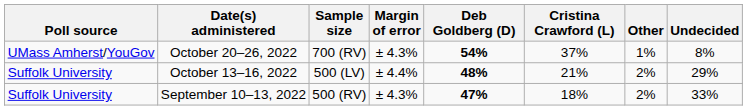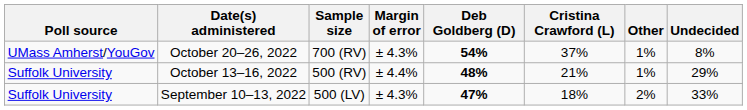(339, 73) 500 (LV) -> (339, 73) 500 (RV)
(646, 73) 2% -> (646, 73) 1%
(339, 95) 500 (RV) -> (339, 95) 500 (LV)
